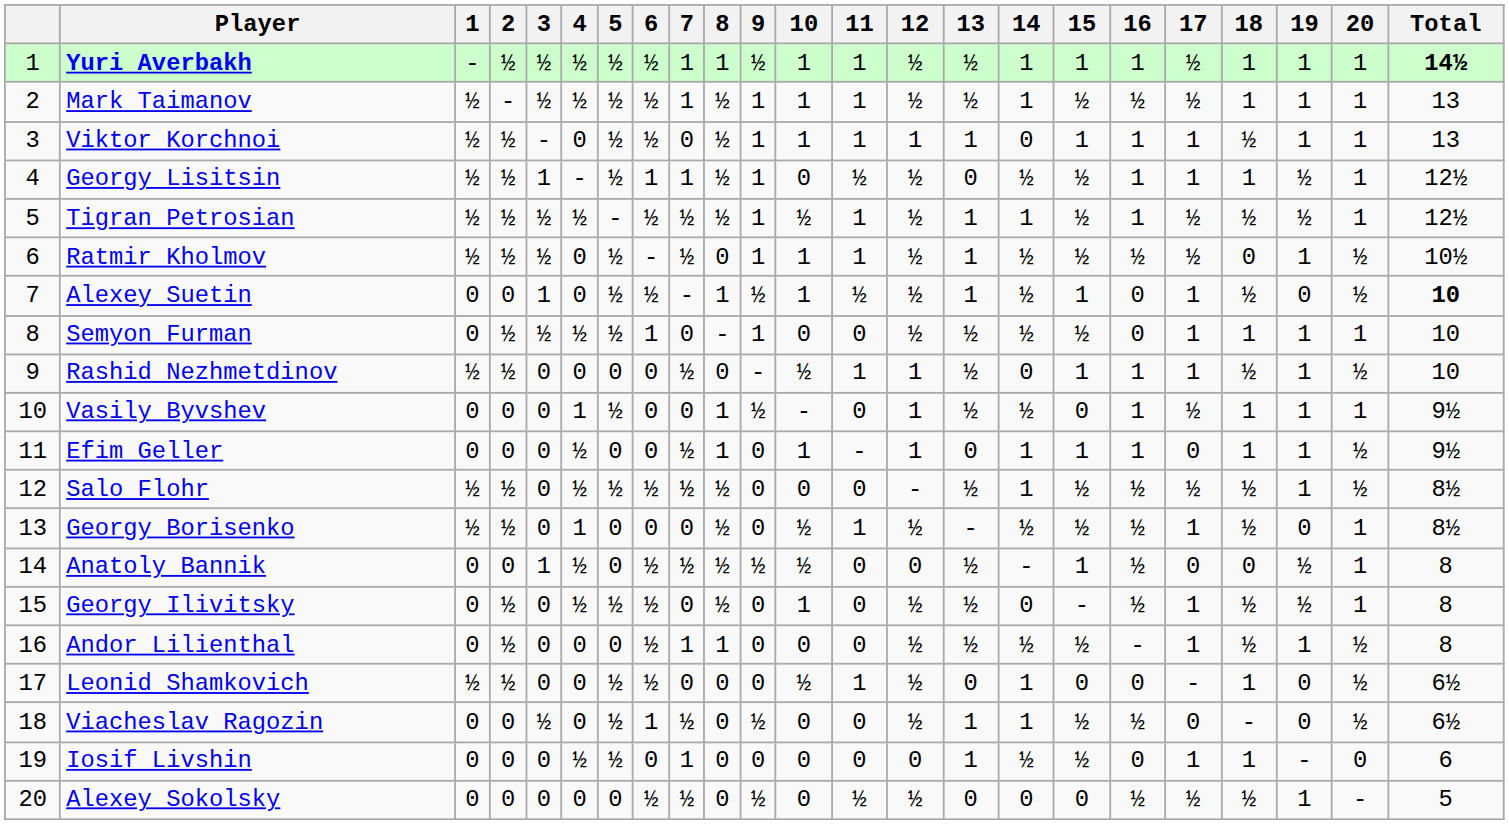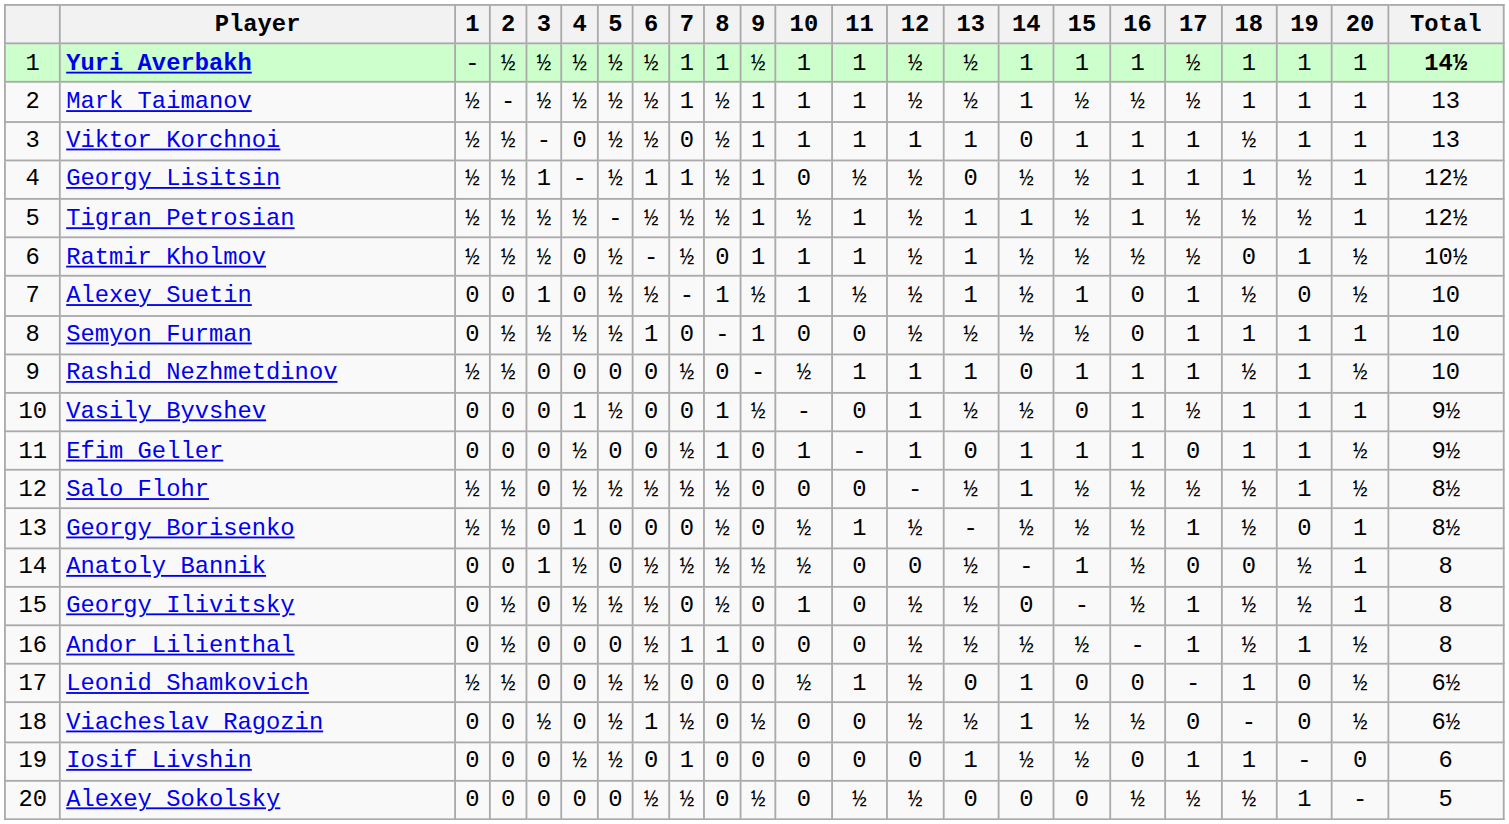(1446, 296) bold -> (1446, 296) normal
(971, 373) ½ -> (971, 373) 1
(971, 722) 1 -> (971, 722) ½
